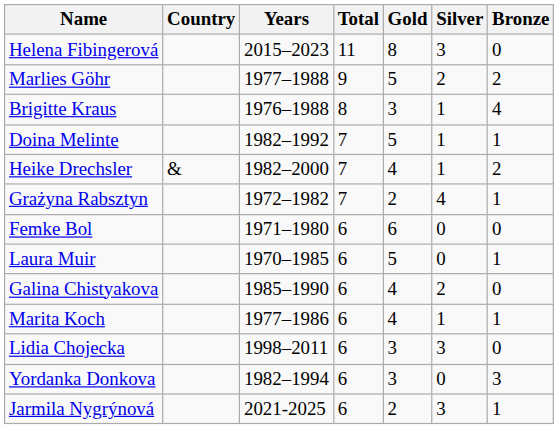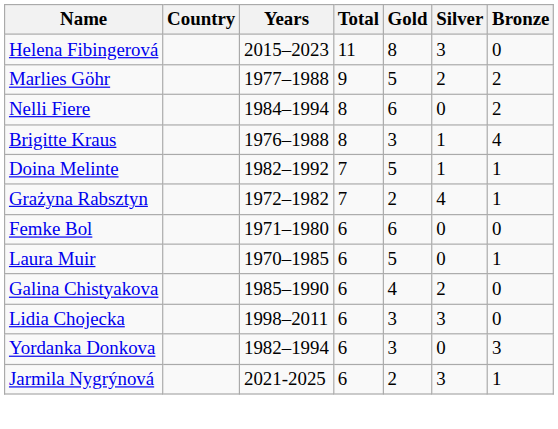+ row: (50, 109)
- row: (71, 169)
- row: (57, 318)
